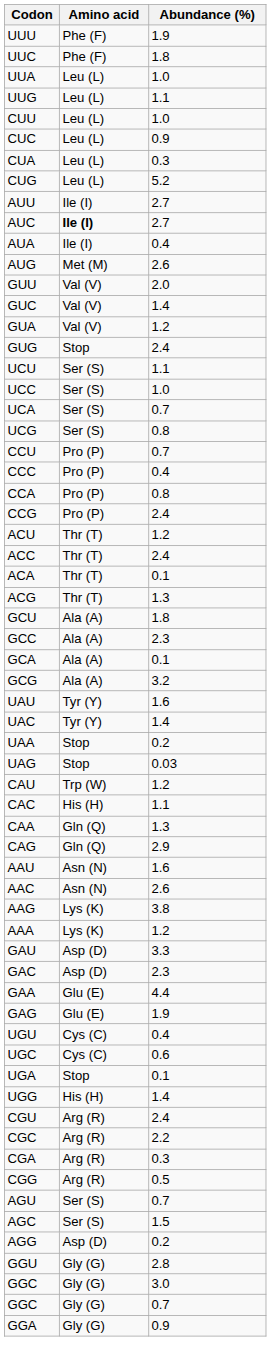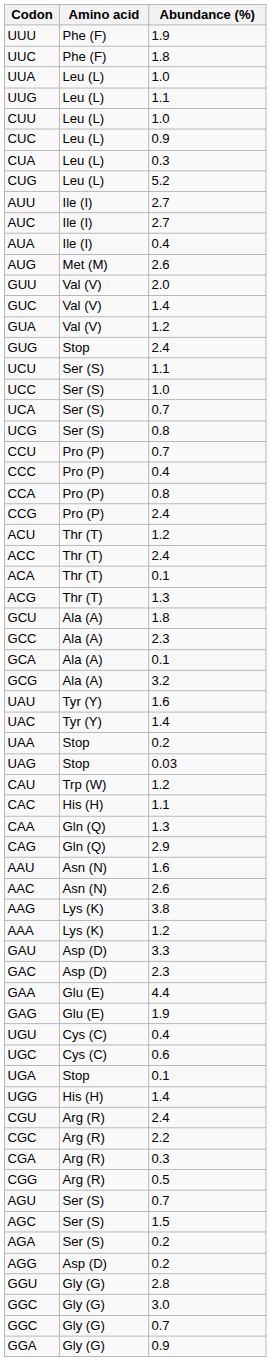(78, 222) bold -> (77, 222) normal
+ row: (21, 1242)
